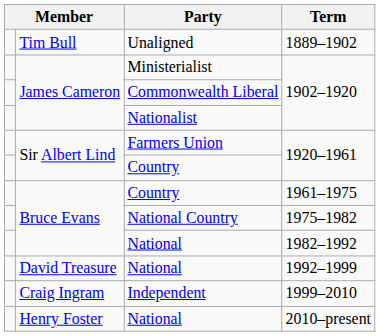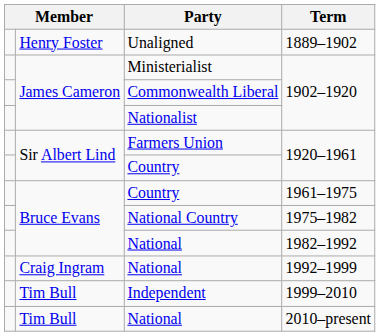(48, 42) Tim Bull -> (61, 42) Henry Foster
(68, 268) David Treasure -> (62, 268) Craig Ingram
(62, 293) Craig Ingram -> (48, 293) Tim Bull
(61, 318) Henry Foster -> (48, 318) Tim Bull
